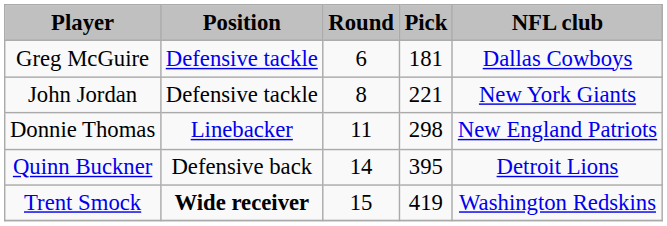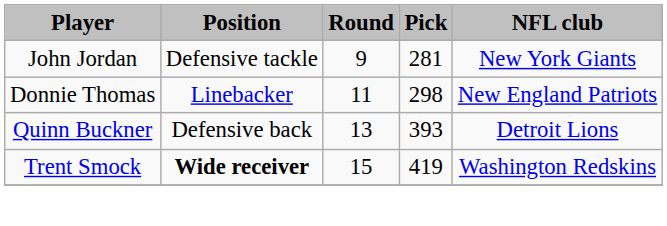- row: (83, 58)
(361, 94) 8 -> (361, 58) 9
(426, 94) 221 -> (426, 58) 281
(361, 166) 14 -> (361, 130) 13
(426, 166) 395 -> (426, 130) 393
